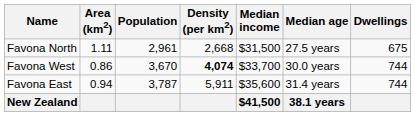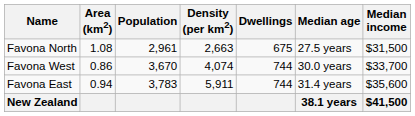columns swapped: (381, 21) <-> (259, 21)
(102, 47) 1.11 -> (101, 47) 1.08
(219, 47) 2,668 -> (219, 47) 2,663
(219, 66) bold -> (219, 66) normal
(163, 84) 3,787 -> (163, 84) 3,783
